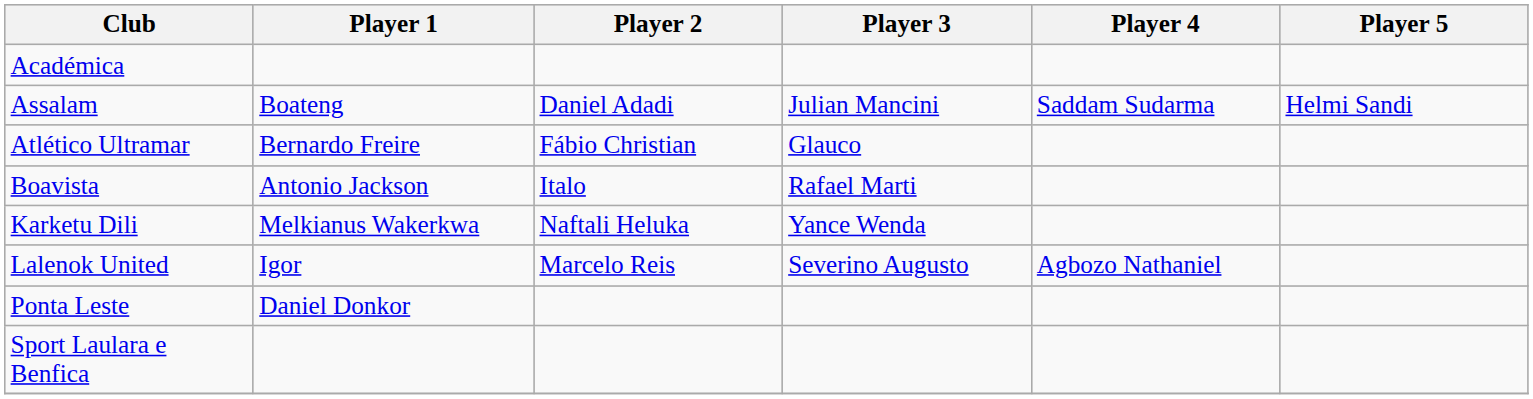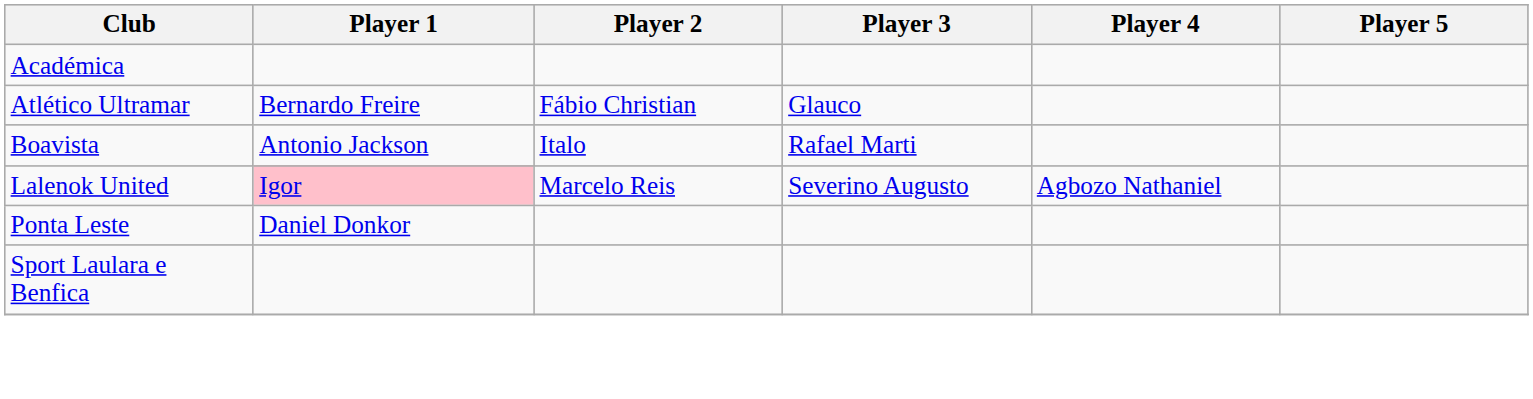- row: (54, 104)
- row: (74, 225)
(280, 265) no background -> (280, 184) pink background
